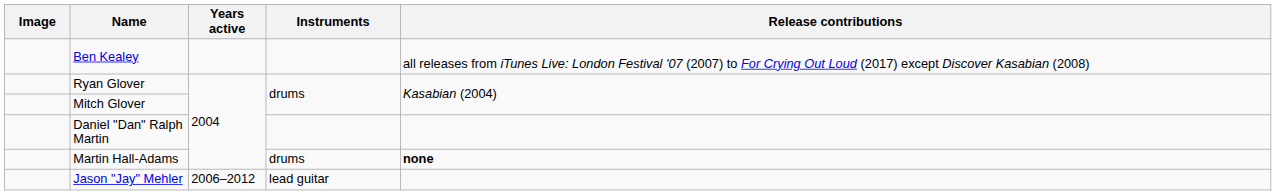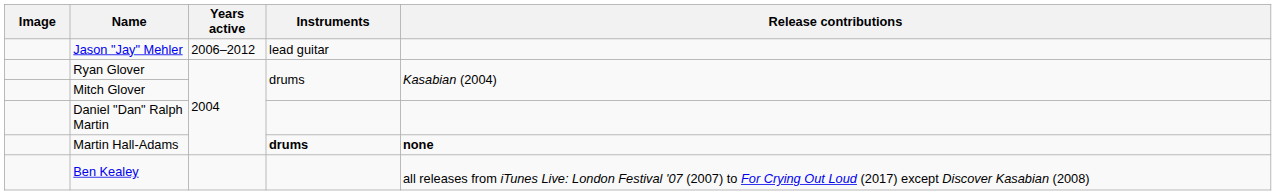rows swapped: (106, 56) <-> (128, 179)
(287, 159) normal -> (289, 144) bold
